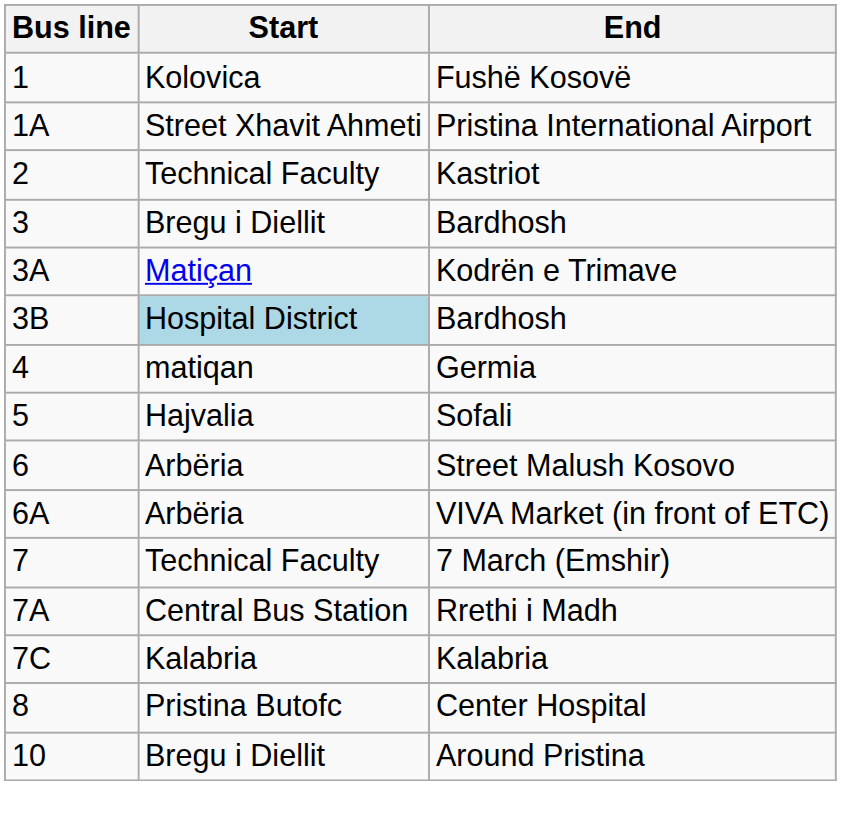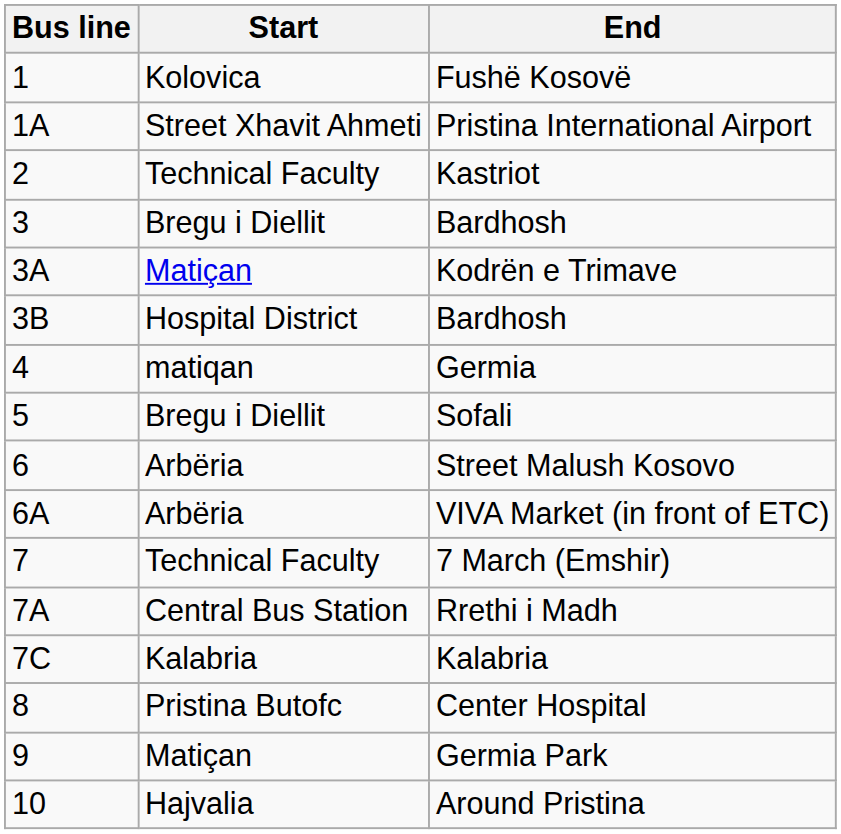(251, 319) lightblue background -> (251, 319) no background
(199, 416) Hajvalia -> (235, 416) Bregu i Diellit
+ row: (21, 755)
(235, 755) Bregu i Diellit -> (199, 804) Hajvalia
